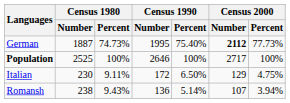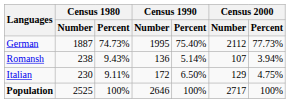(237, 43) bold -> (236, 43) normal
rows swapped: (25, 91) <-> (30, 59)
